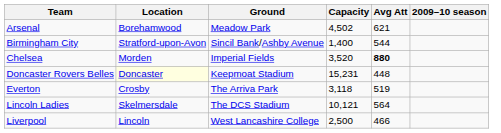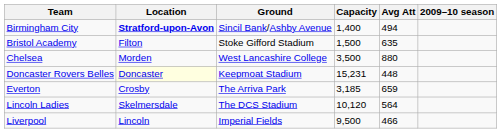- row: (23, 27)
(162, 43) normal -> (166, 27) bold
(382, 43) 544 -> (390, 27) 494
+ row: (42, 43)
(242, 58) Imperial Fields -> (273, 58) West Lancashire College
(341, 58) 3,520 -> (349, 58) 3,500
(382, 58) bold -> (390, 58) normal
(340, 89) 3,118 -> (349, 89) 3,185
(382, 89) 519 -> (390, 89) 659
(343, 105) 10,121 -> (351, 105) 10,120
(265, 120) West Lancashire College -> (250, 120) Imperial Fields
(341, 120) 2,500 -> (349, 120) 9,500
